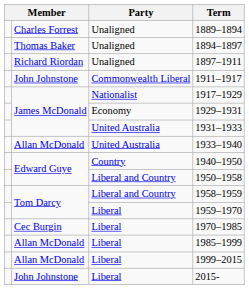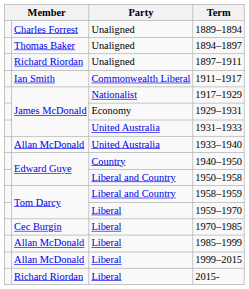(46, 78) John Johnstone -> (34, 78) Ian Smith
(46, 276) John Johnstone -> (49, 276) Richard Riordan
